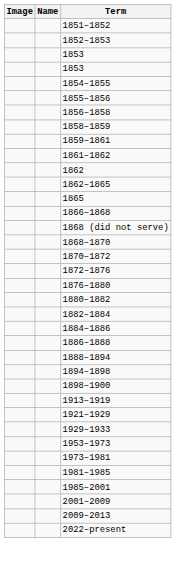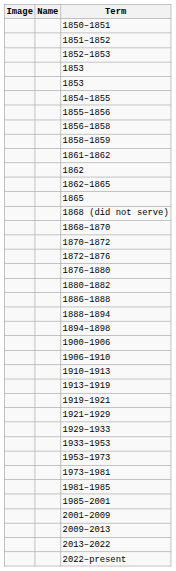+ row: (20, 26)
- row: (20, 141)
- row: (20, 213)
- row: (20, 314)
- row: (20, 329)
- row: (20, 386)
+ row: (20, 343)
+ row: (20, 357)
+ row: (20, 372)
+ row: (20, 401)
+ row: (20, 444)
+ row: (20, 545)
